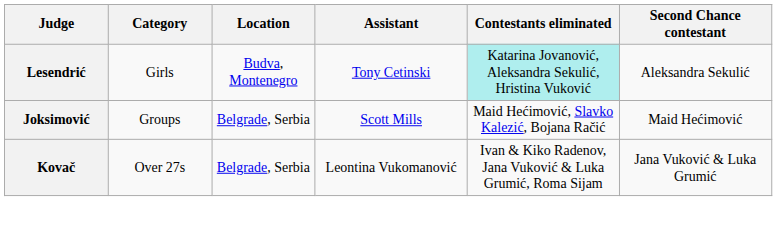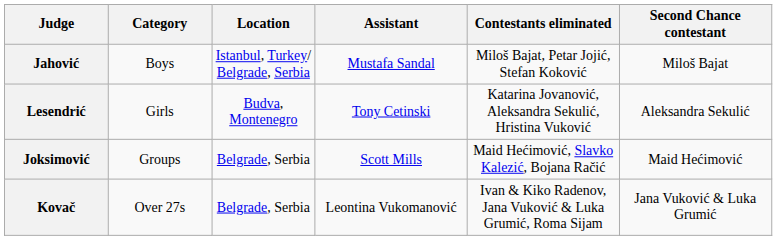+ row: (56, 64)
(543, 72) paleturquoise background -> (543, 111) no background
